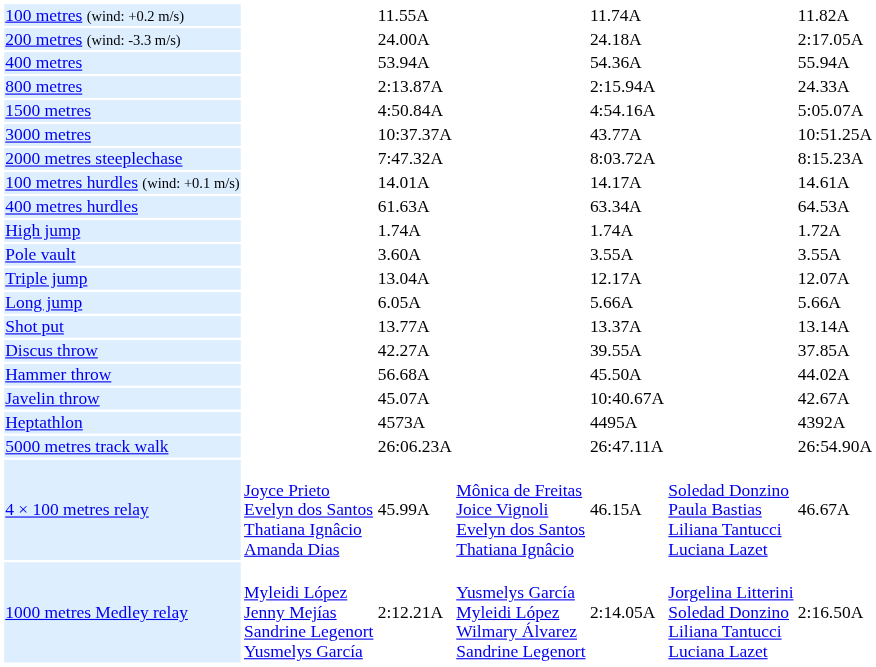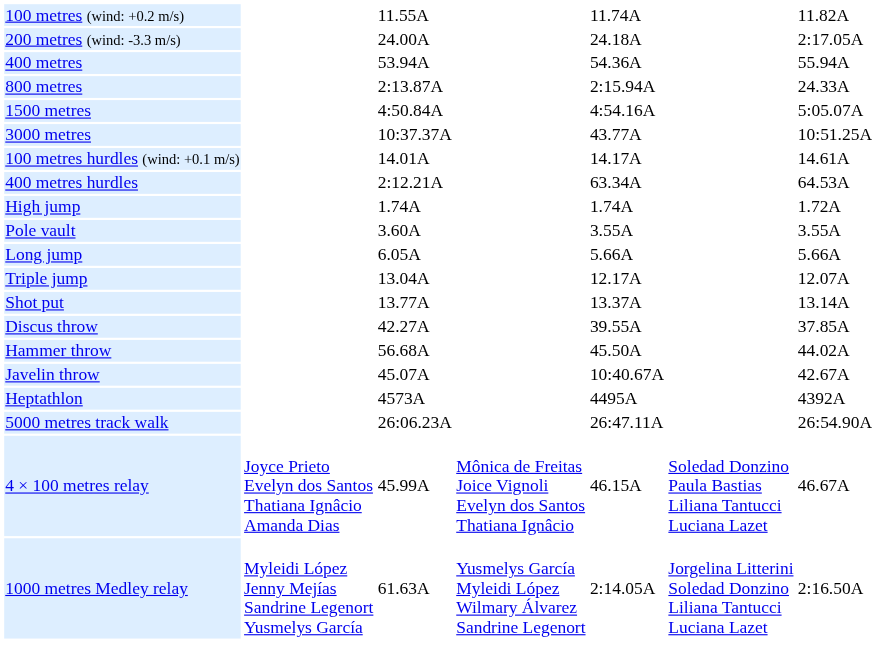- row: (94, 158)
(404, 206) 61.63A -> (410, 182) 2:12.21A
rows swapped: (44, 302) <-> (46, 278)
(410, 612) 2:12.21A -> (404, 588) 61.63A
